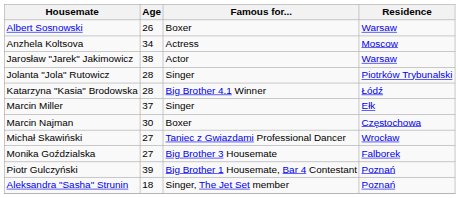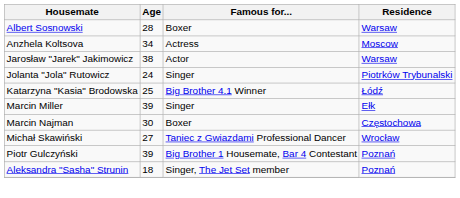(148, 28) 26 -> (148, 28) 28
(148, 75) 28 -> (148, 75) 24
(148, 91) 28 -> (148, 91) 25
(148, 106) 37 -> (148, 106) 39
- row: (51, 153)
